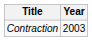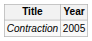(74, 28) 2003 -> (74, 28) 2005
